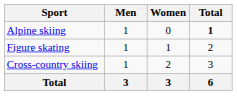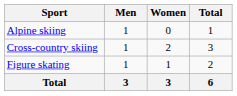(211, 30) bold -> (211, 30) normal
rows swapped: (52, 64) <-> (38, 47)
